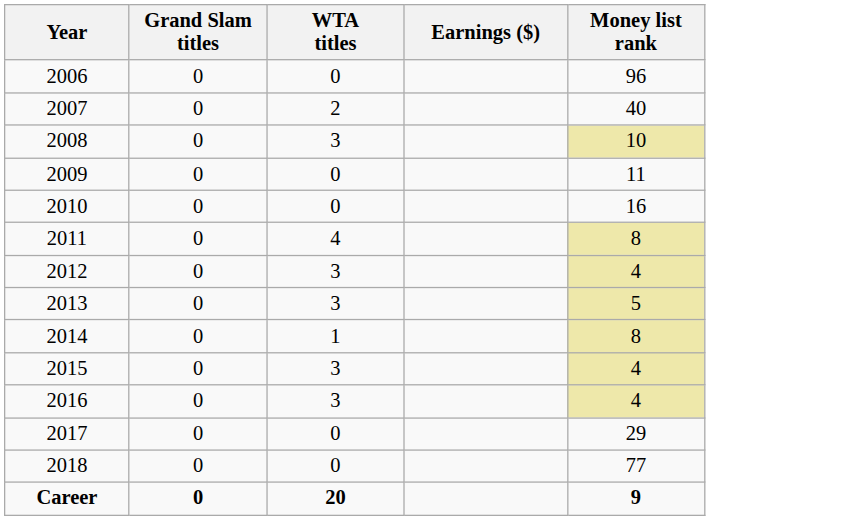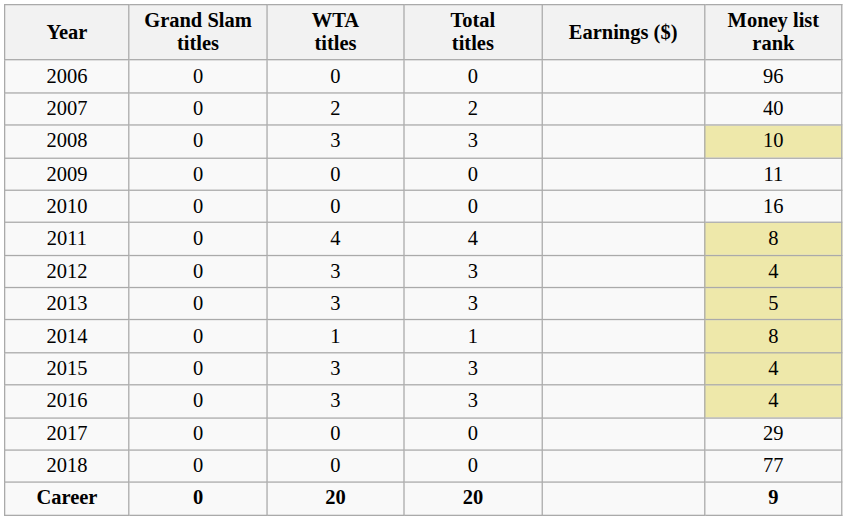+ column: (473, 32)
